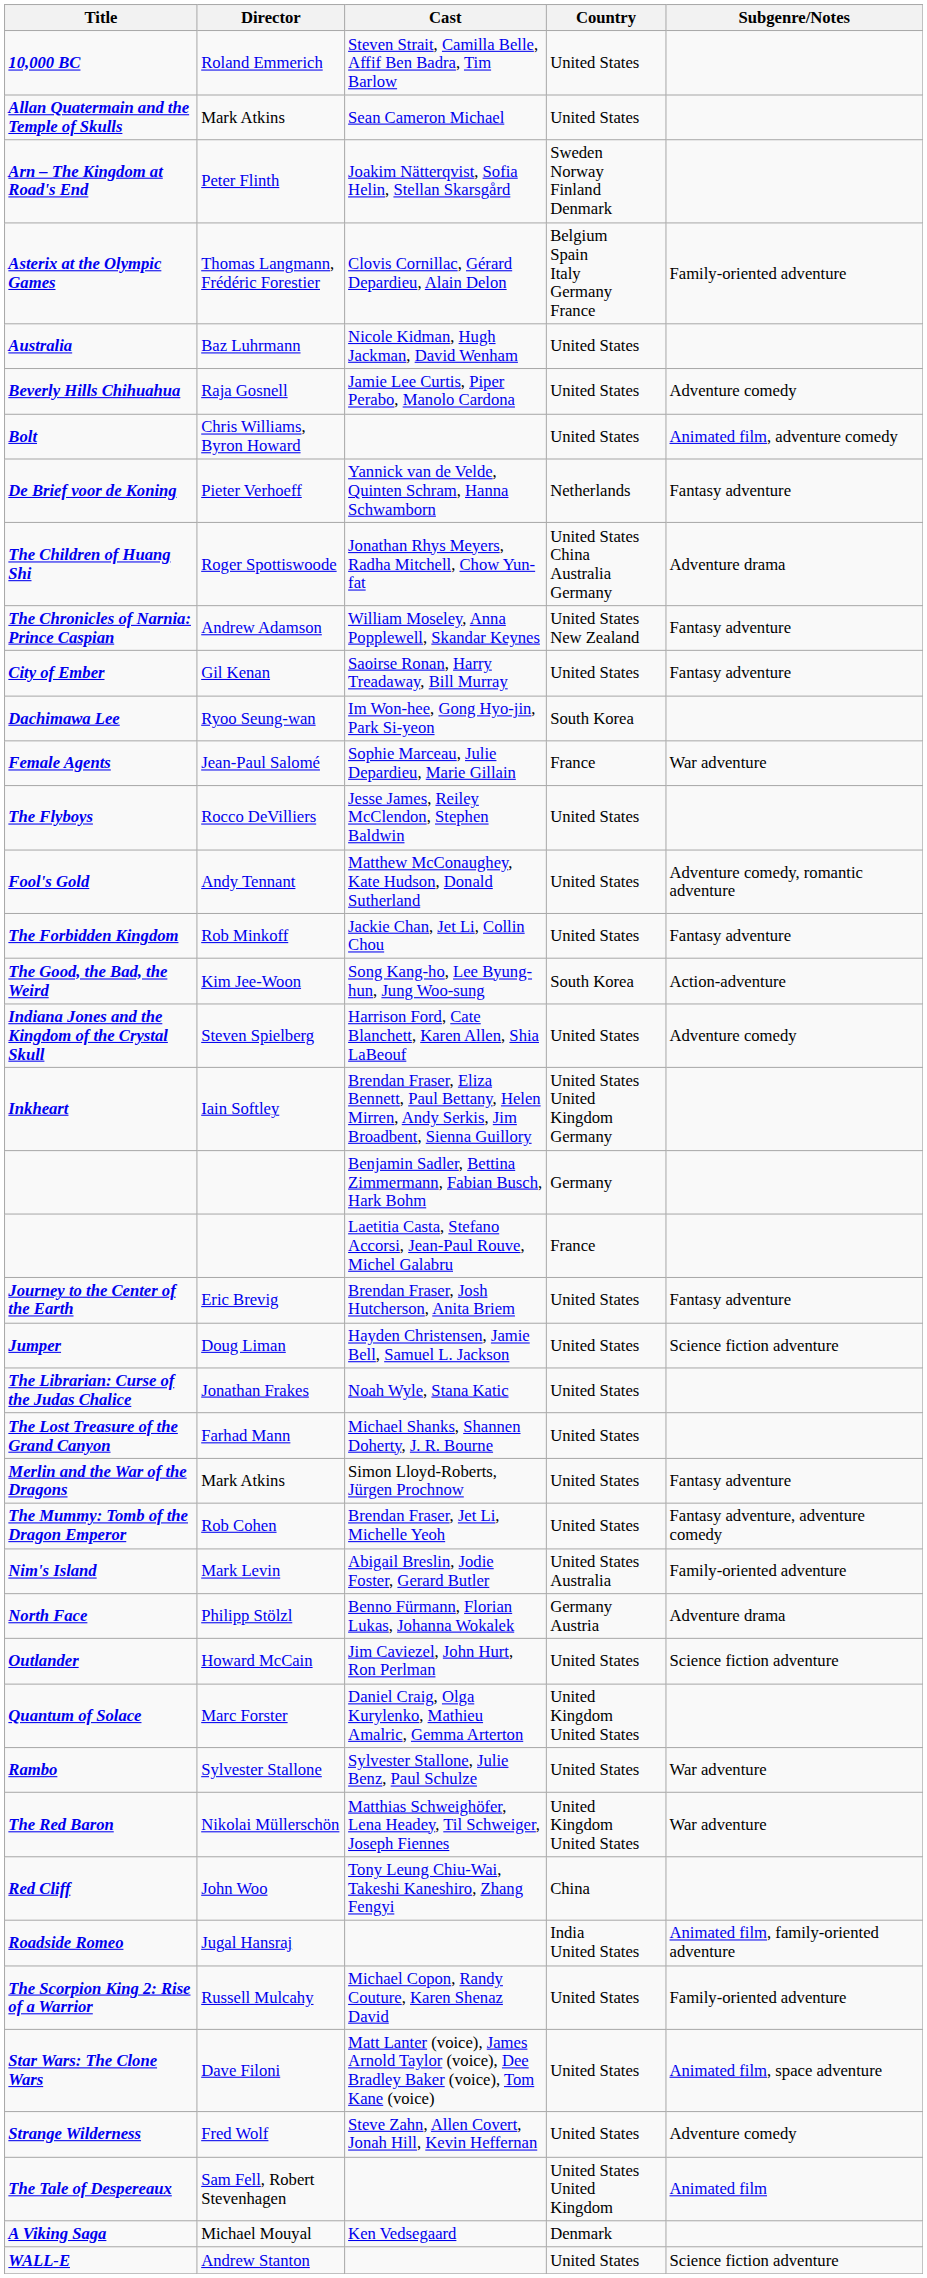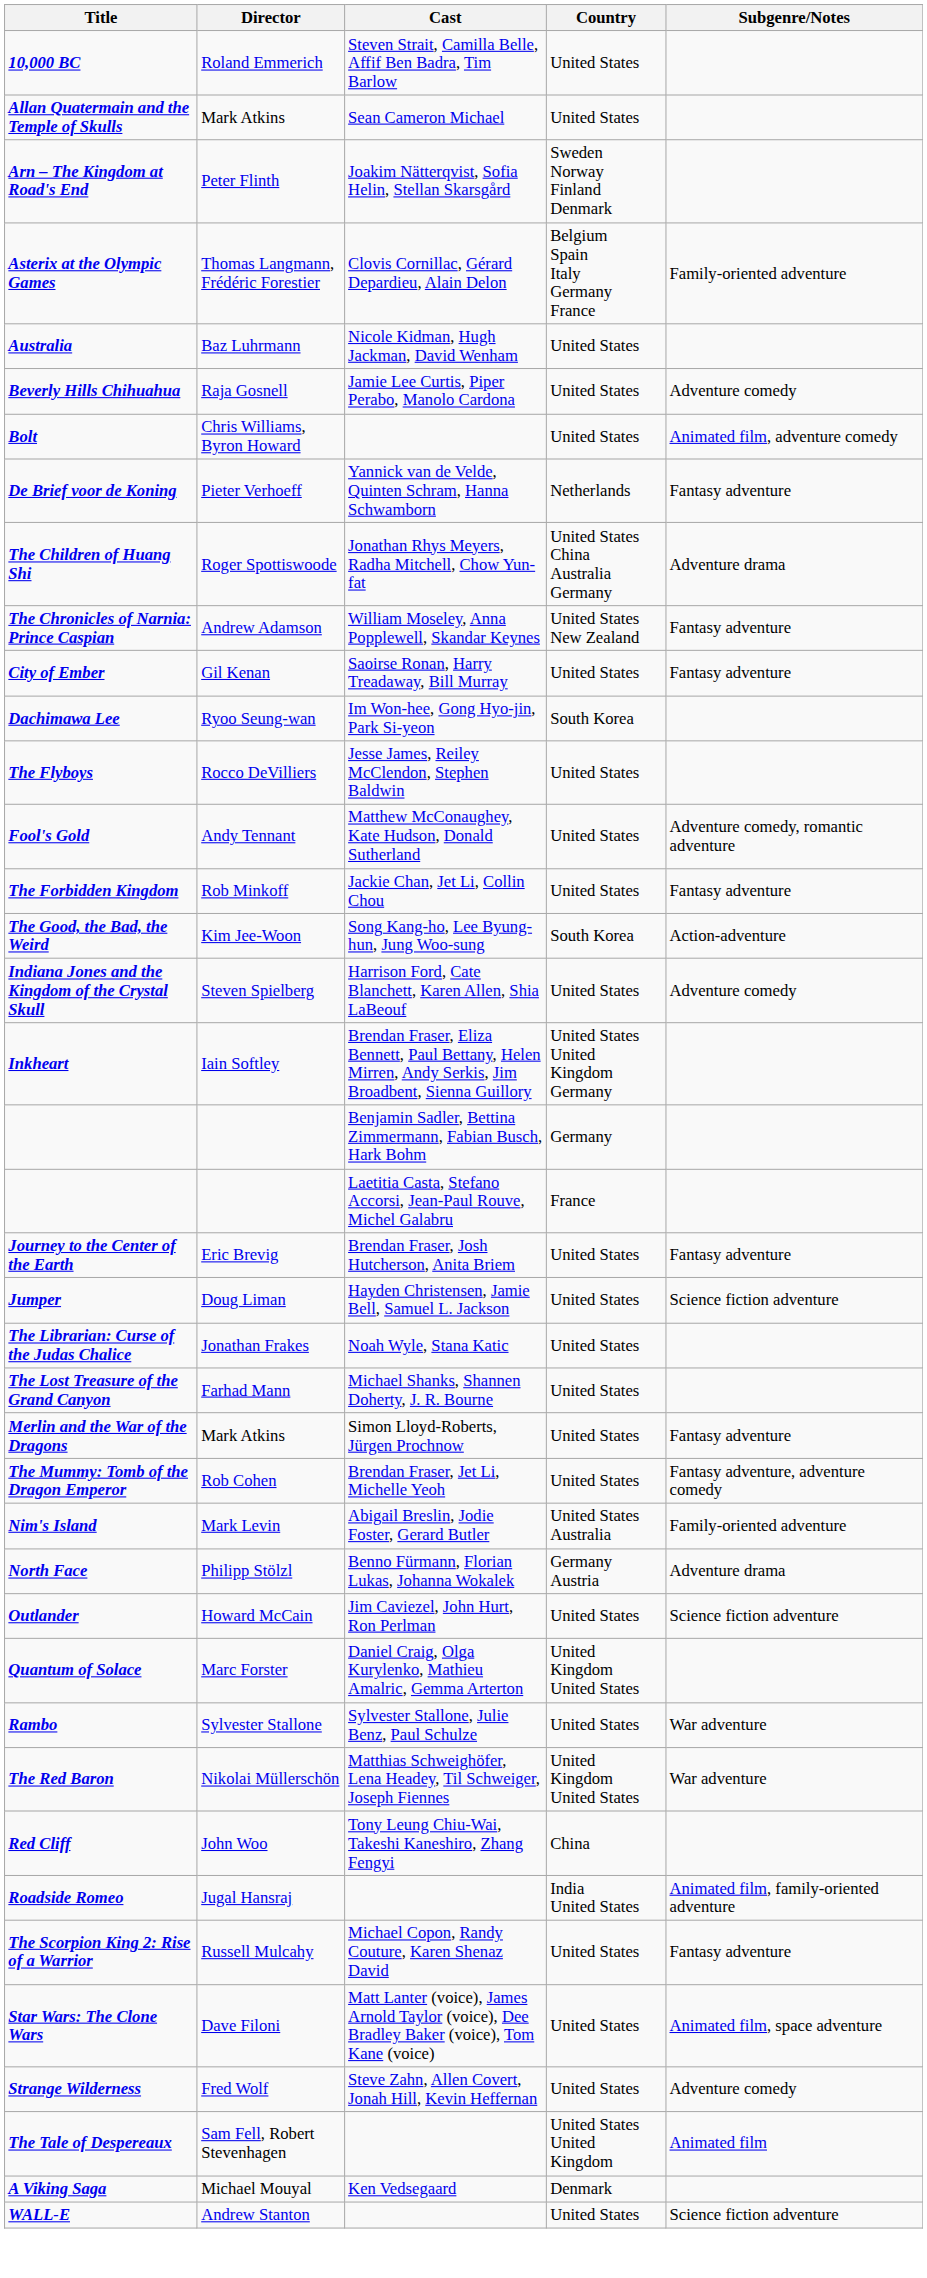- row: (60, 763)
(758, 1997) Family-oriented adventure -> (730, 1952) Fantasy adventure
